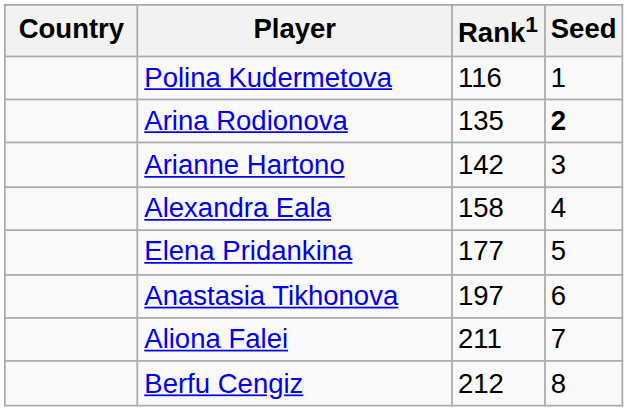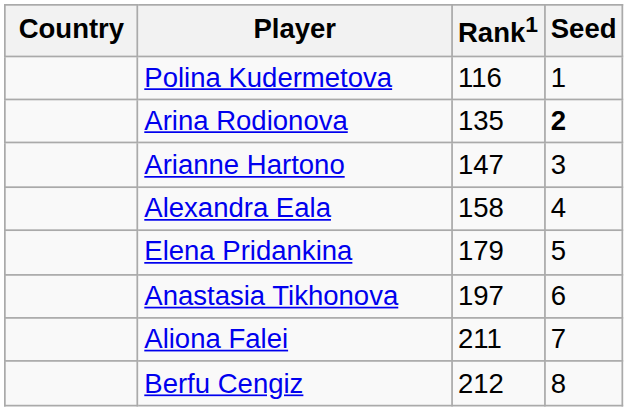(481, 164) 142 -> (481, 164) 147
(481, 251) 177 -> (481, 251) 179
